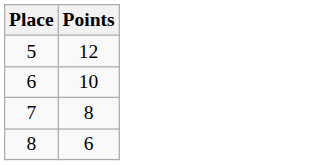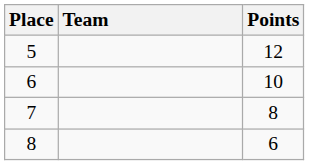+ column: (86, 19)
